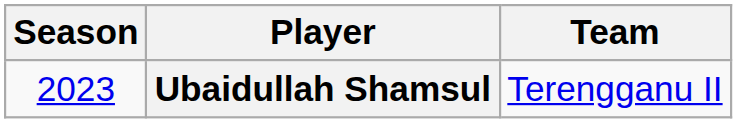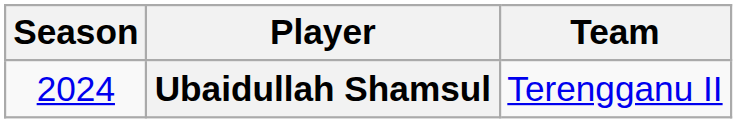(76, 88) 2023 -> (76, 88) 2024
